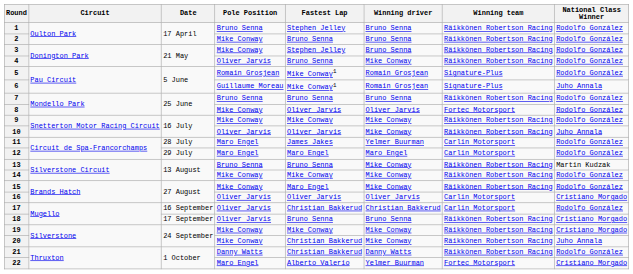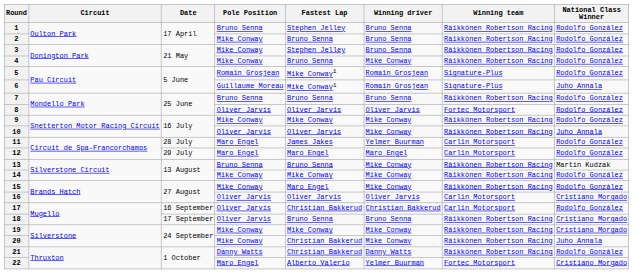(244, 61) Oliver Jarvis -> (240, 61) Mike Conway
(240, 110) Mike Conway -> (244, 110) Oliver Jarvis
